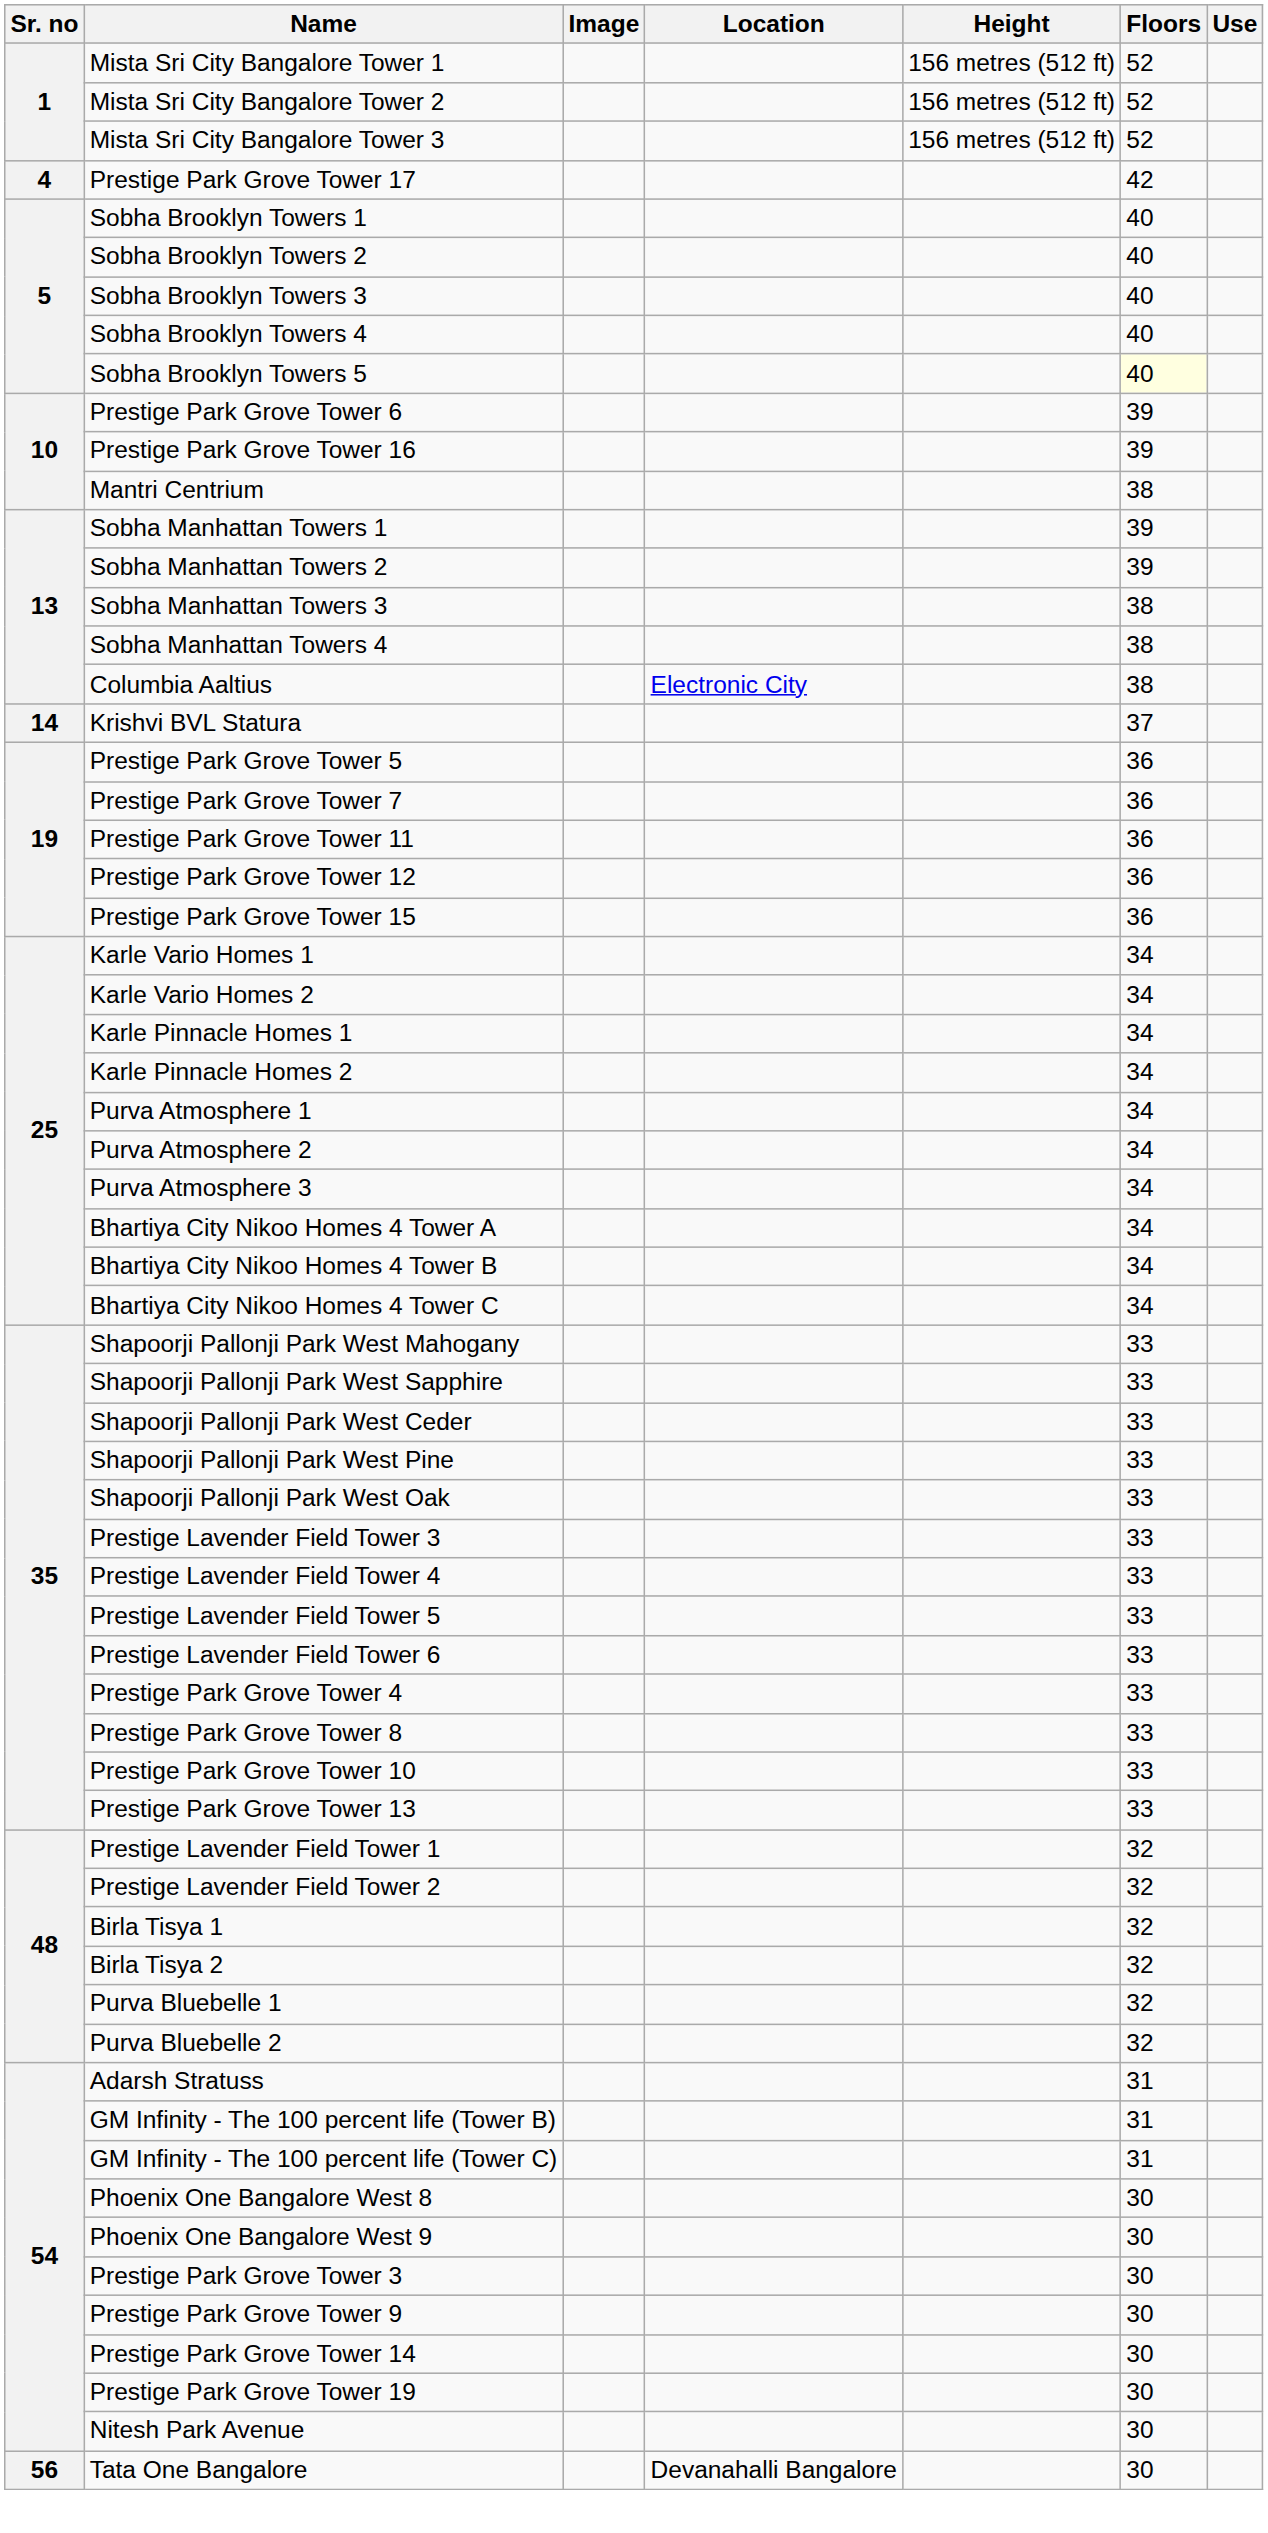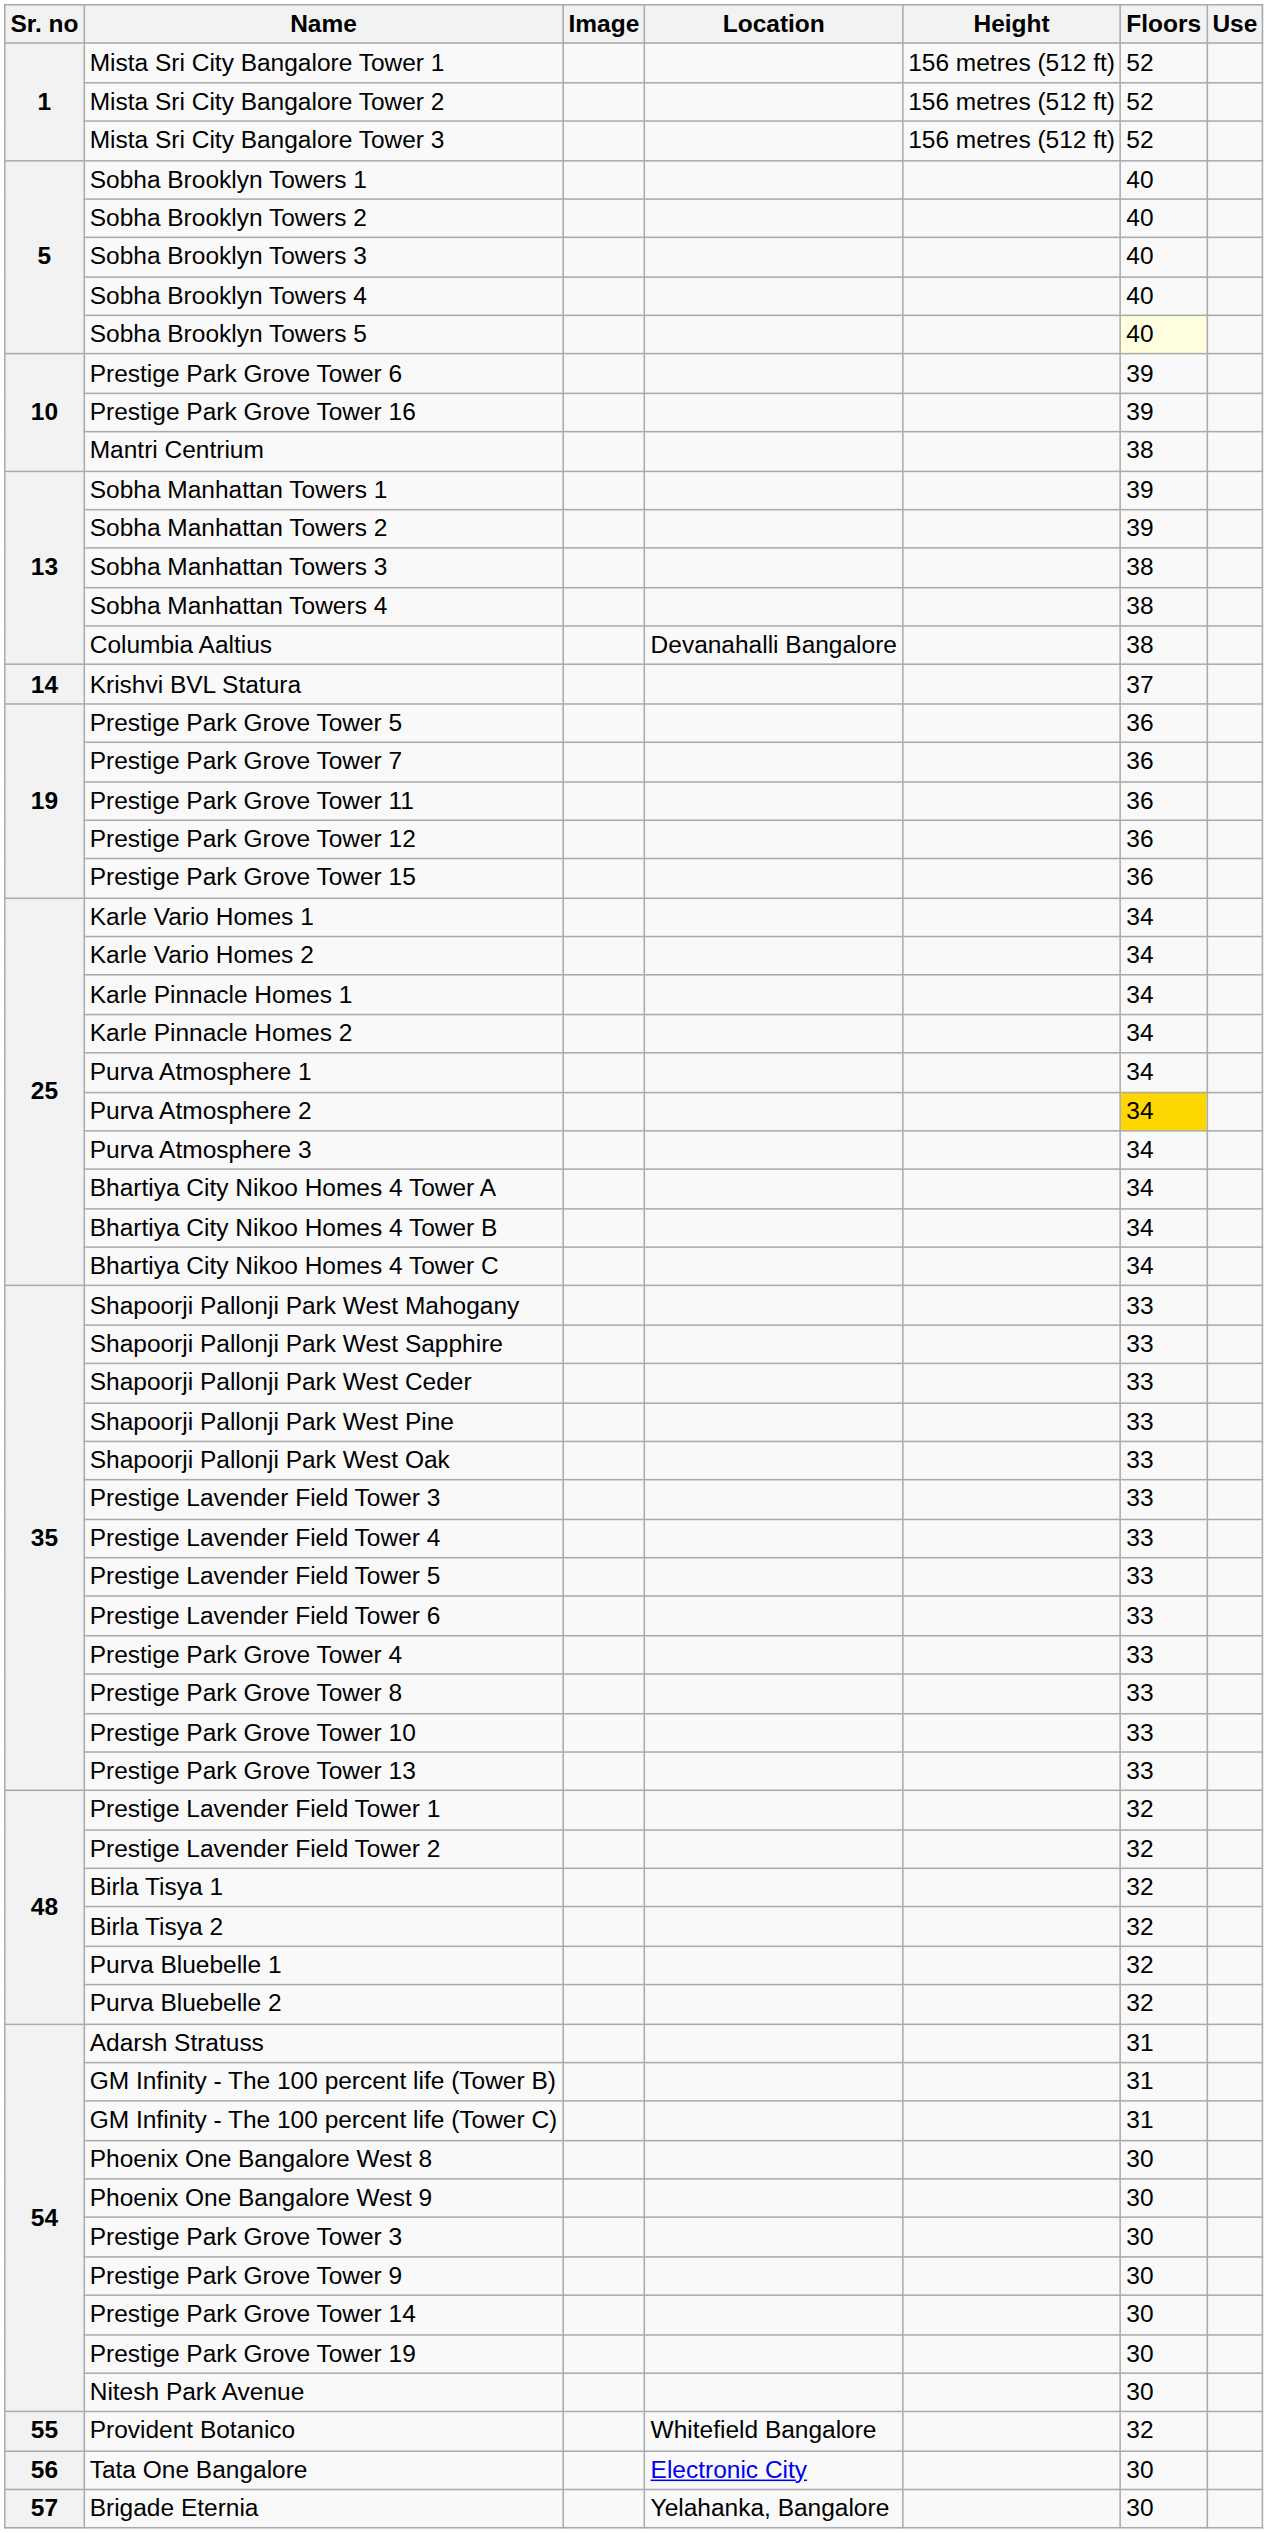- row: (253, 179)
(729, 683) Electronic City -> (774, 645) Devanahalli Bangalore
(1140, 1149) no background -> (1140, 1110) gold background
+ row: (192, 2430)
(774, 2469) Devanahalli Bangalore -> (729, 2469) Electronic City
+ row: (174, 2508)
